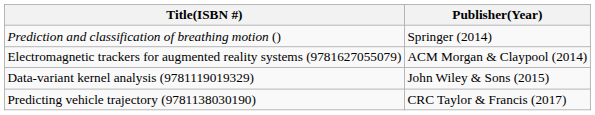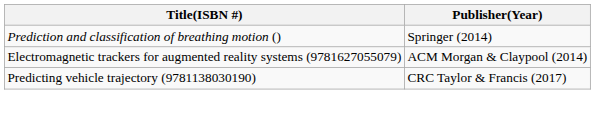- row: (131, 78)
